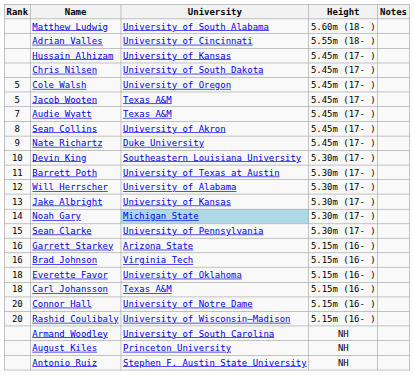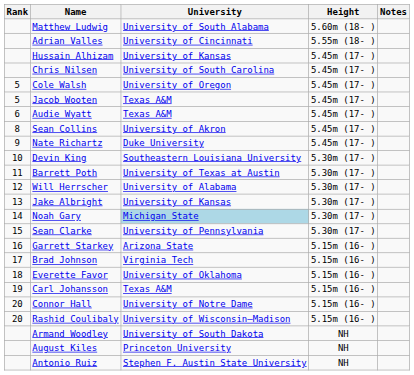(193, 70) University of South Dakota -> (199, 70) University of South Carolina
(17, 114) 7 -> (17, 114) 6
(17, 260) 16 -> (17, 260) 17
(17, 289) 18 -> (17, 289) 19
(199, 333) University of South Carolina -> (193, 333) University of South Dakota
